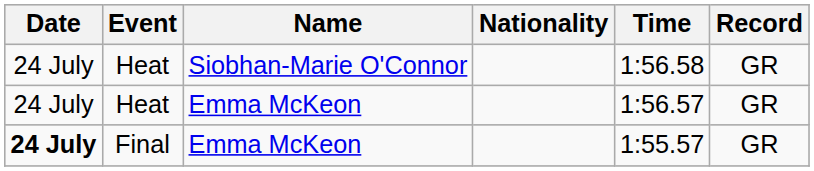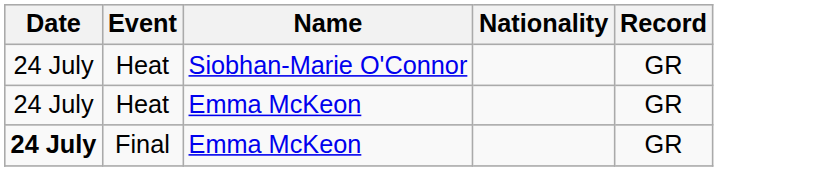- column: (662, 24)
